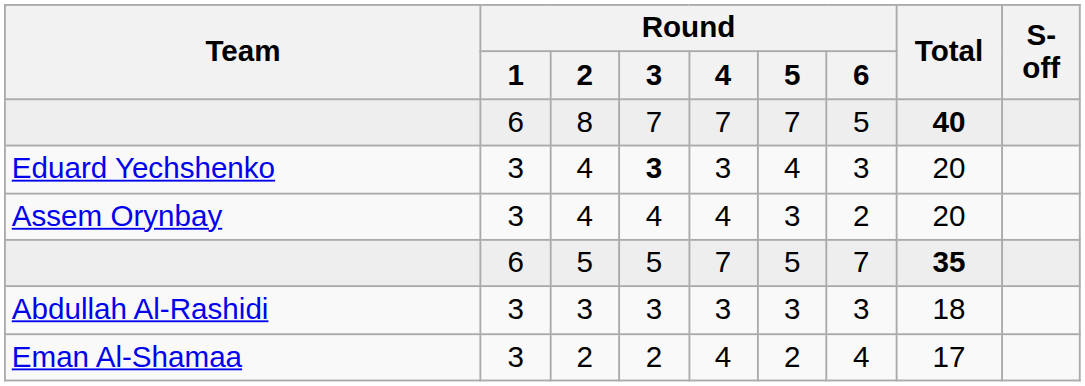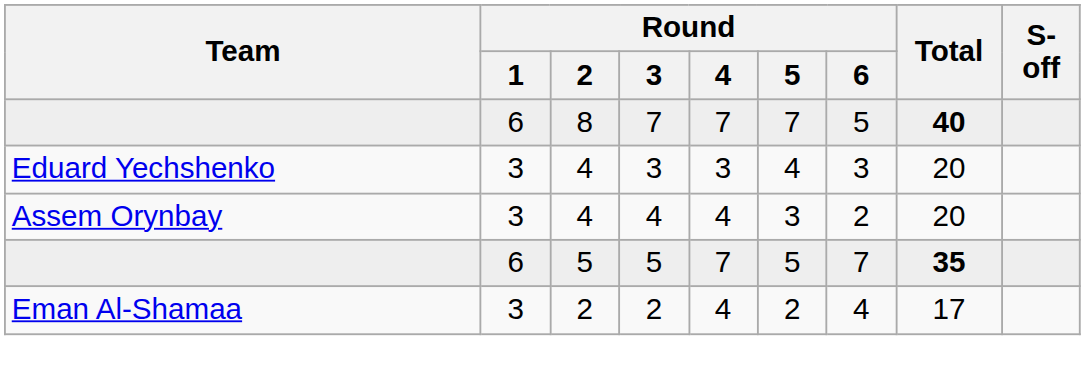(654, 168) bold -> (654, 168) normal
- row: (140, 309)
